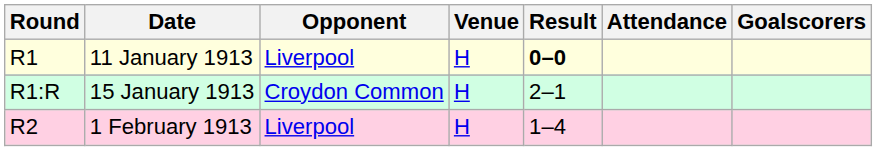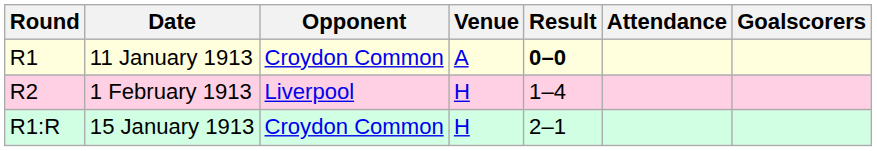(309, 57) Liverpool -> (354, 57) Croydon Common
(462, 57) H -> (461, 57) A
rows swapped: (172, 92) <-> (171, 127)
